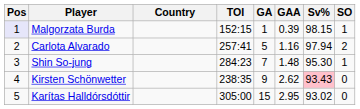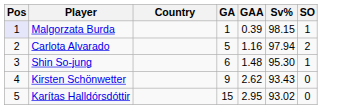- column: (236, 12)
(264, 63) 7 -> (227, 63) 6
(319, 79) pink background -> (282, 79) no background
